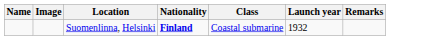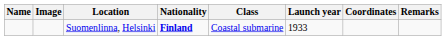+ column: (371, 12)
(298, 27) 1932 -> (298, 27) 1933
